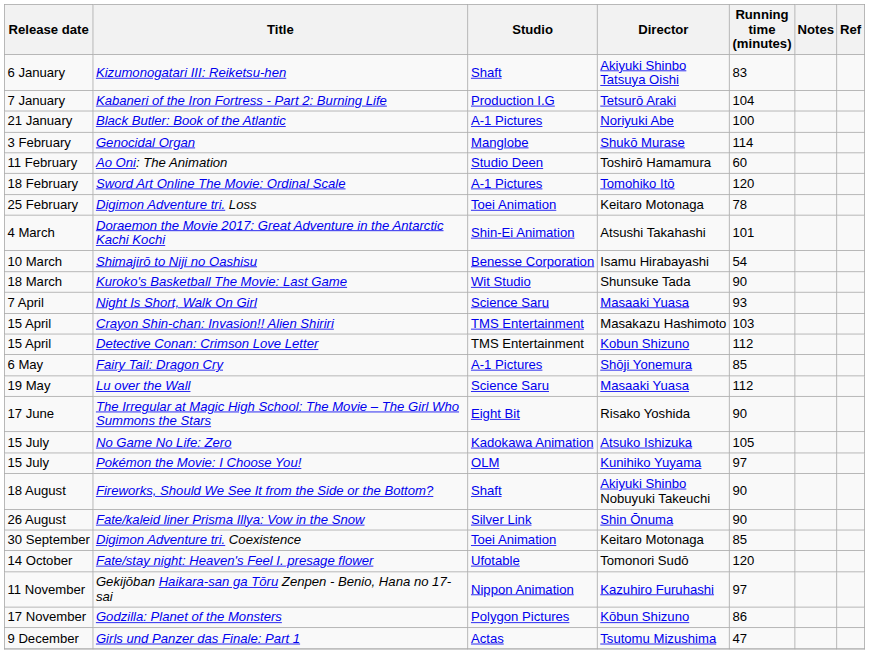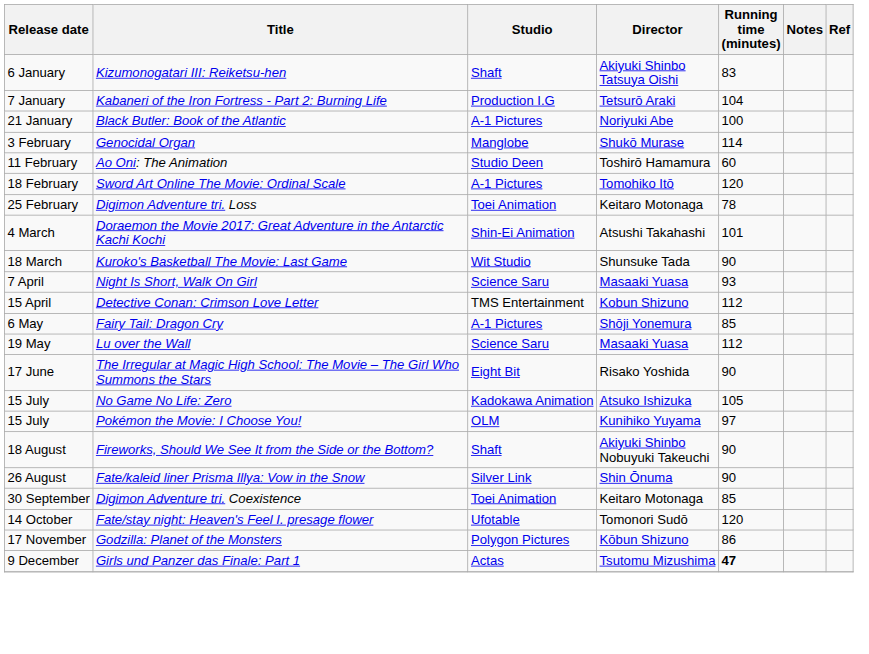- row: (176, 261)
- row: (215, 323)
- row: (273, 589)
(740, 638) normal -> (729, 561) bold
